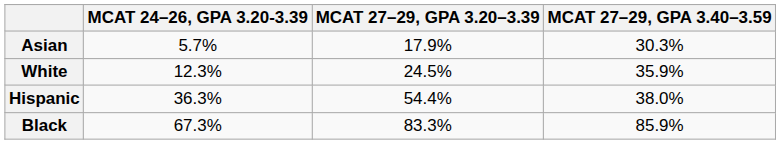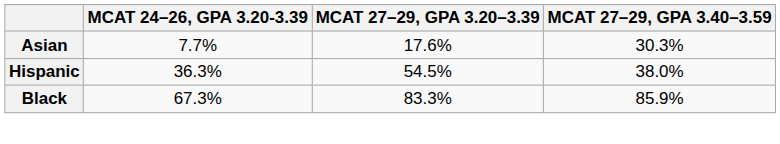(198, 44) 5.7% -> (198, 44) 7.7%
(428, 44) 17.9% -> (428, 44) 17.6%
- row: (44, 71)
(428, 98) 54.4% -> (428, 71) 54.5%
